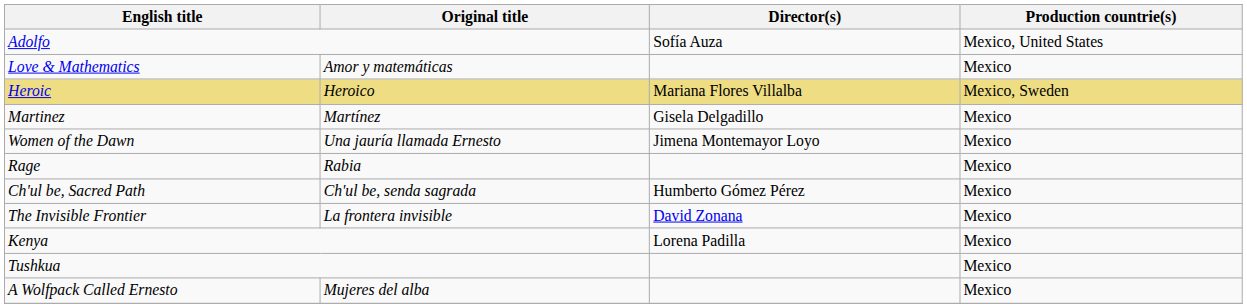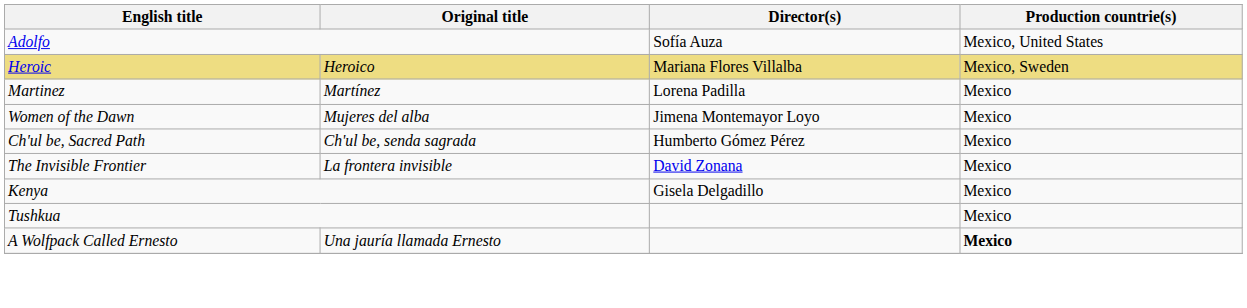- row: (74, 66)
(708, 116) Gisela Delgadillo -> (699, 91) Lorena Padilla
(412, 141) Una jauría llamada Ernesto -> (377, 116) Mujeres del alba
- row: (24, 166)
(699, 240) Lorena Padilla -> (708, 191) Gisela Delgadillo
(377, 290) Mujeres del alba -> (412, 240) Una jauría llamada Ernesto
(987, 290) normal -> (988, 240) bold
